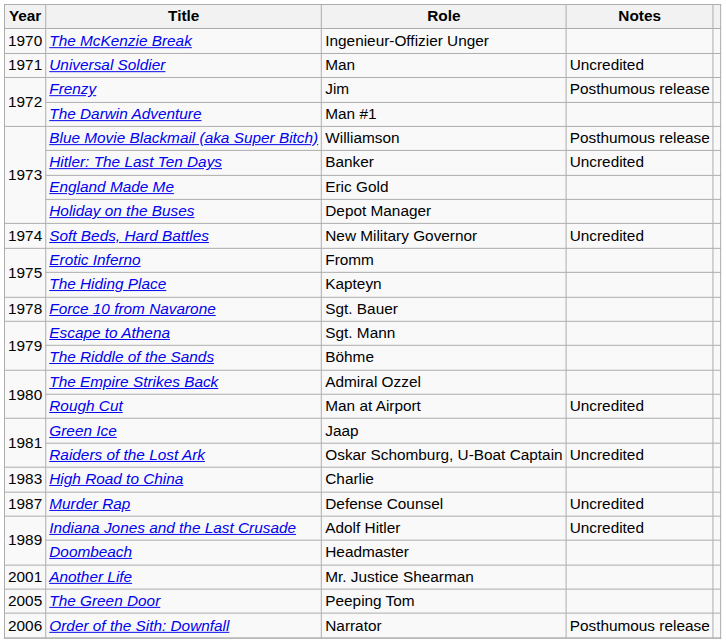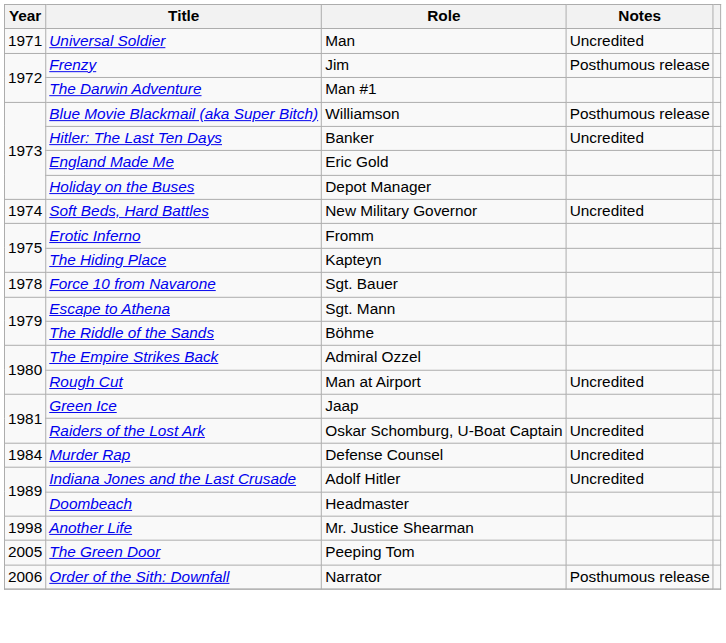- row: (121, 41)
- row: (116, 479)
(25, 503) 1987 -> (25, 455) 1984
(25, 576) 2001 -> (25, 528) 1998
